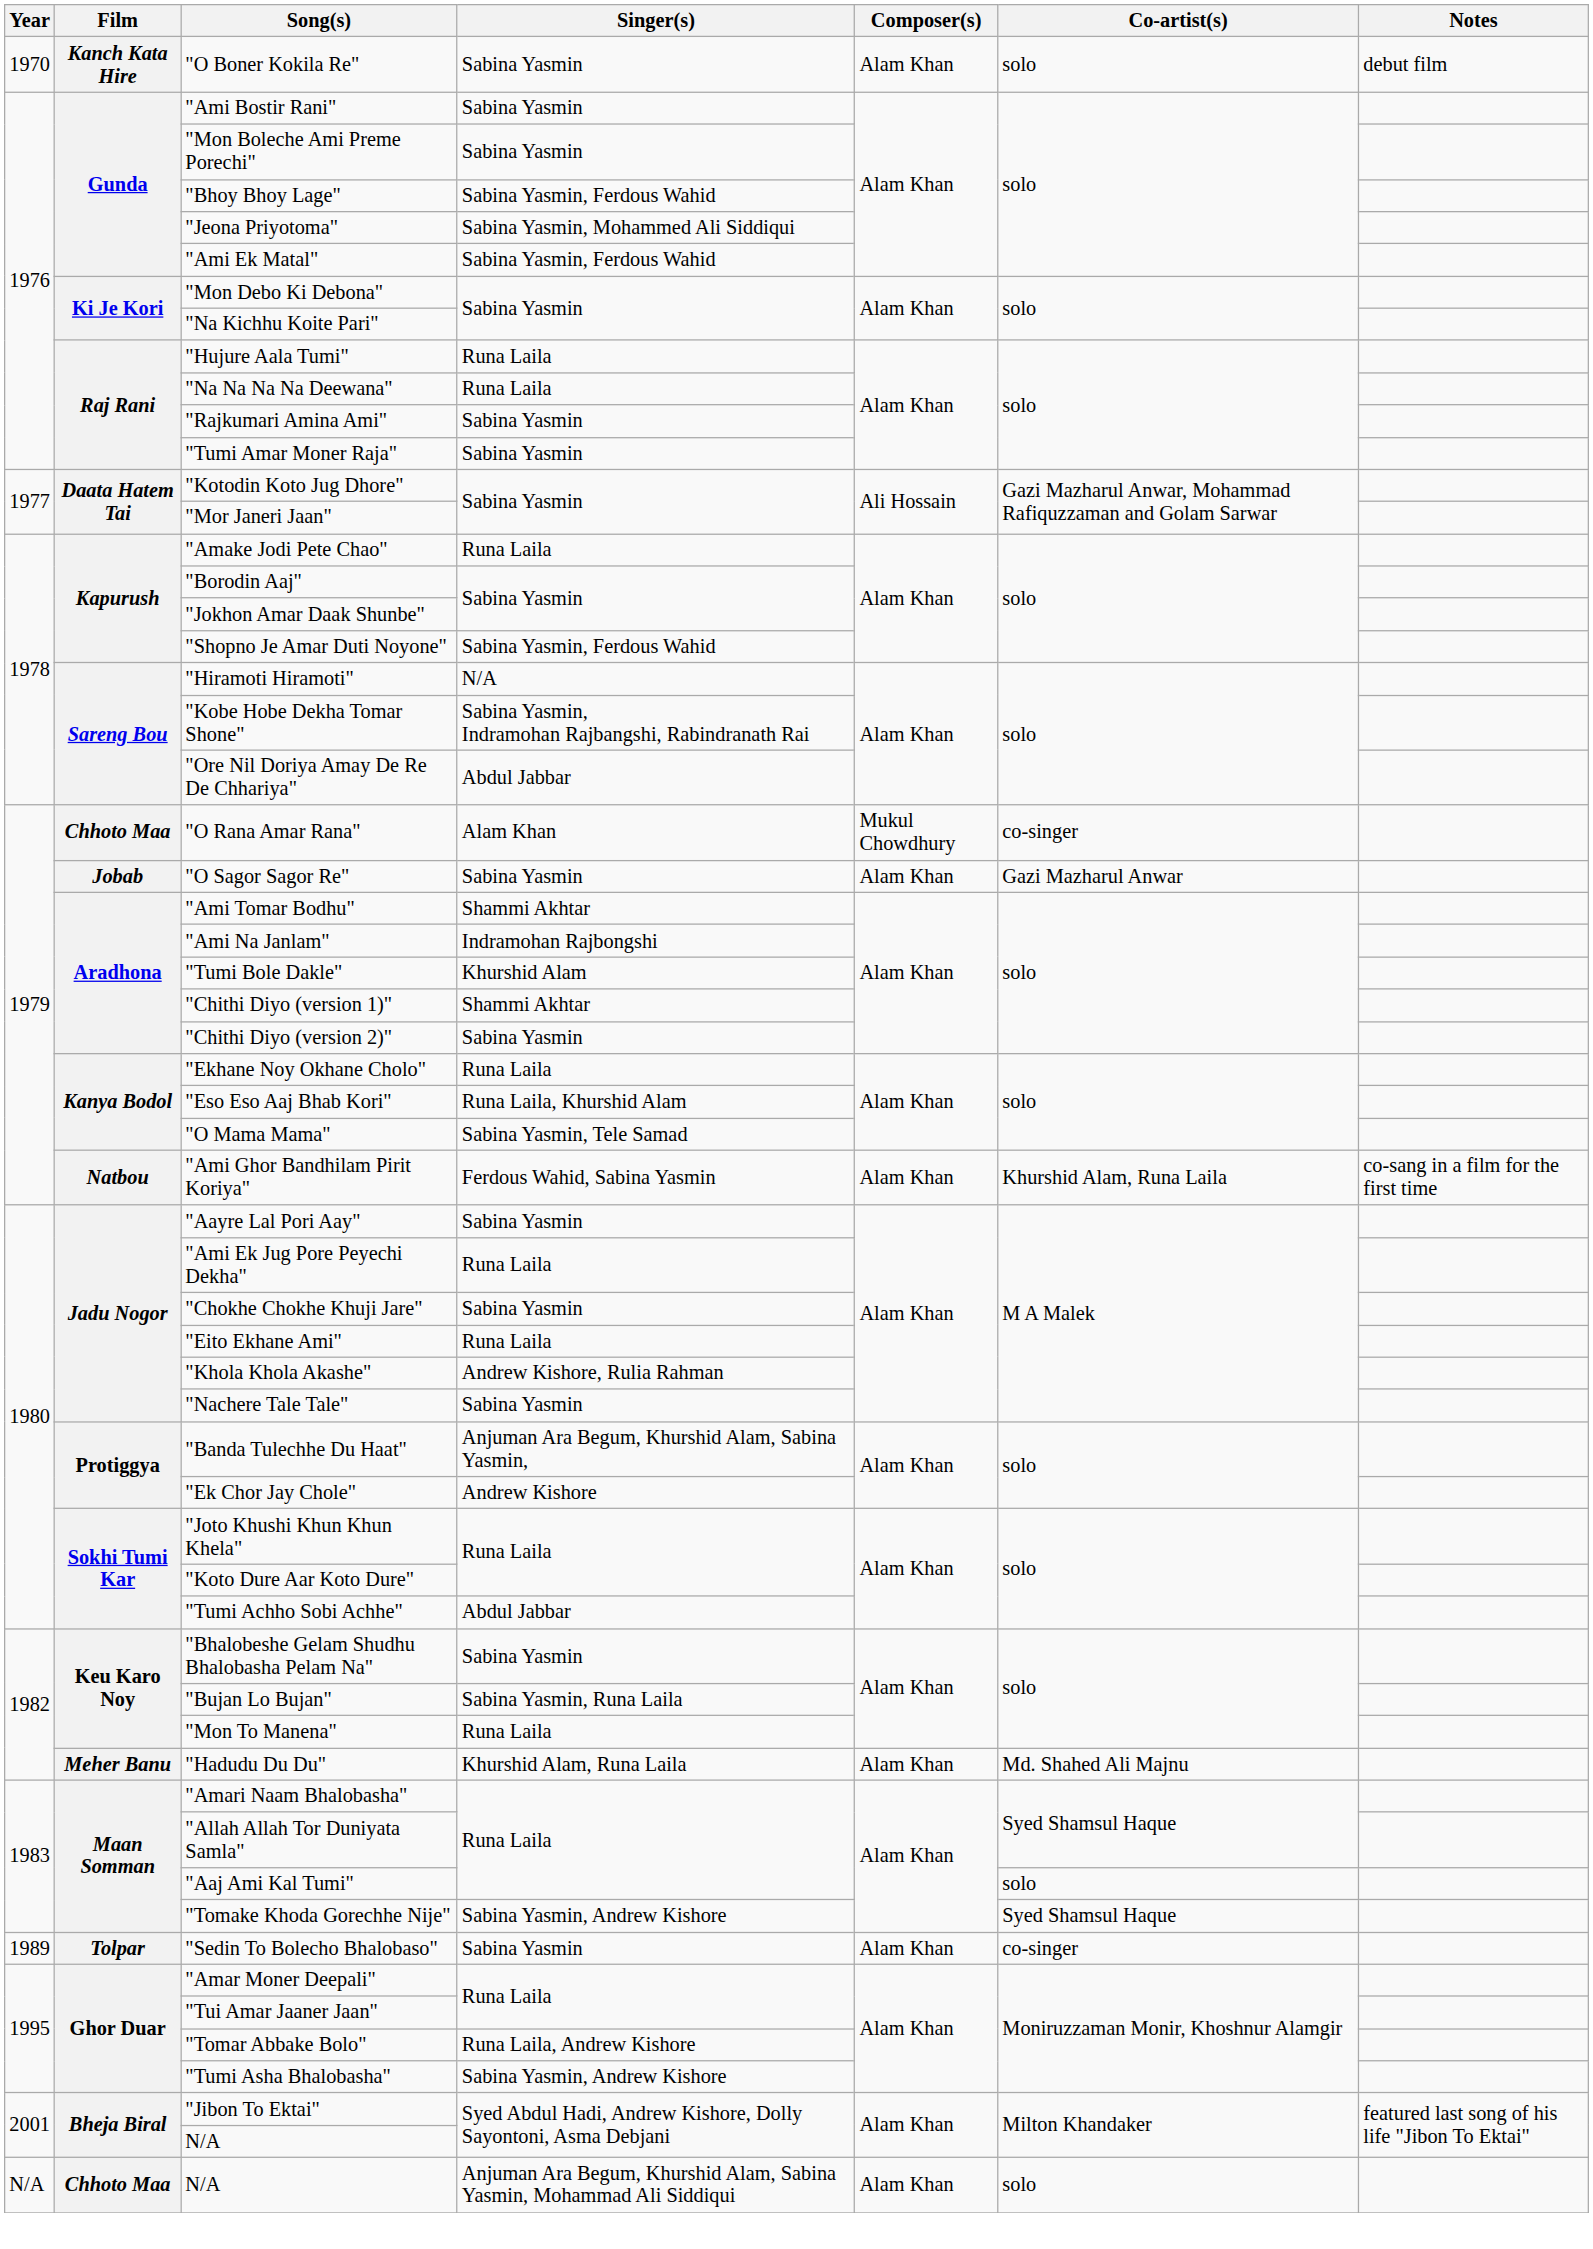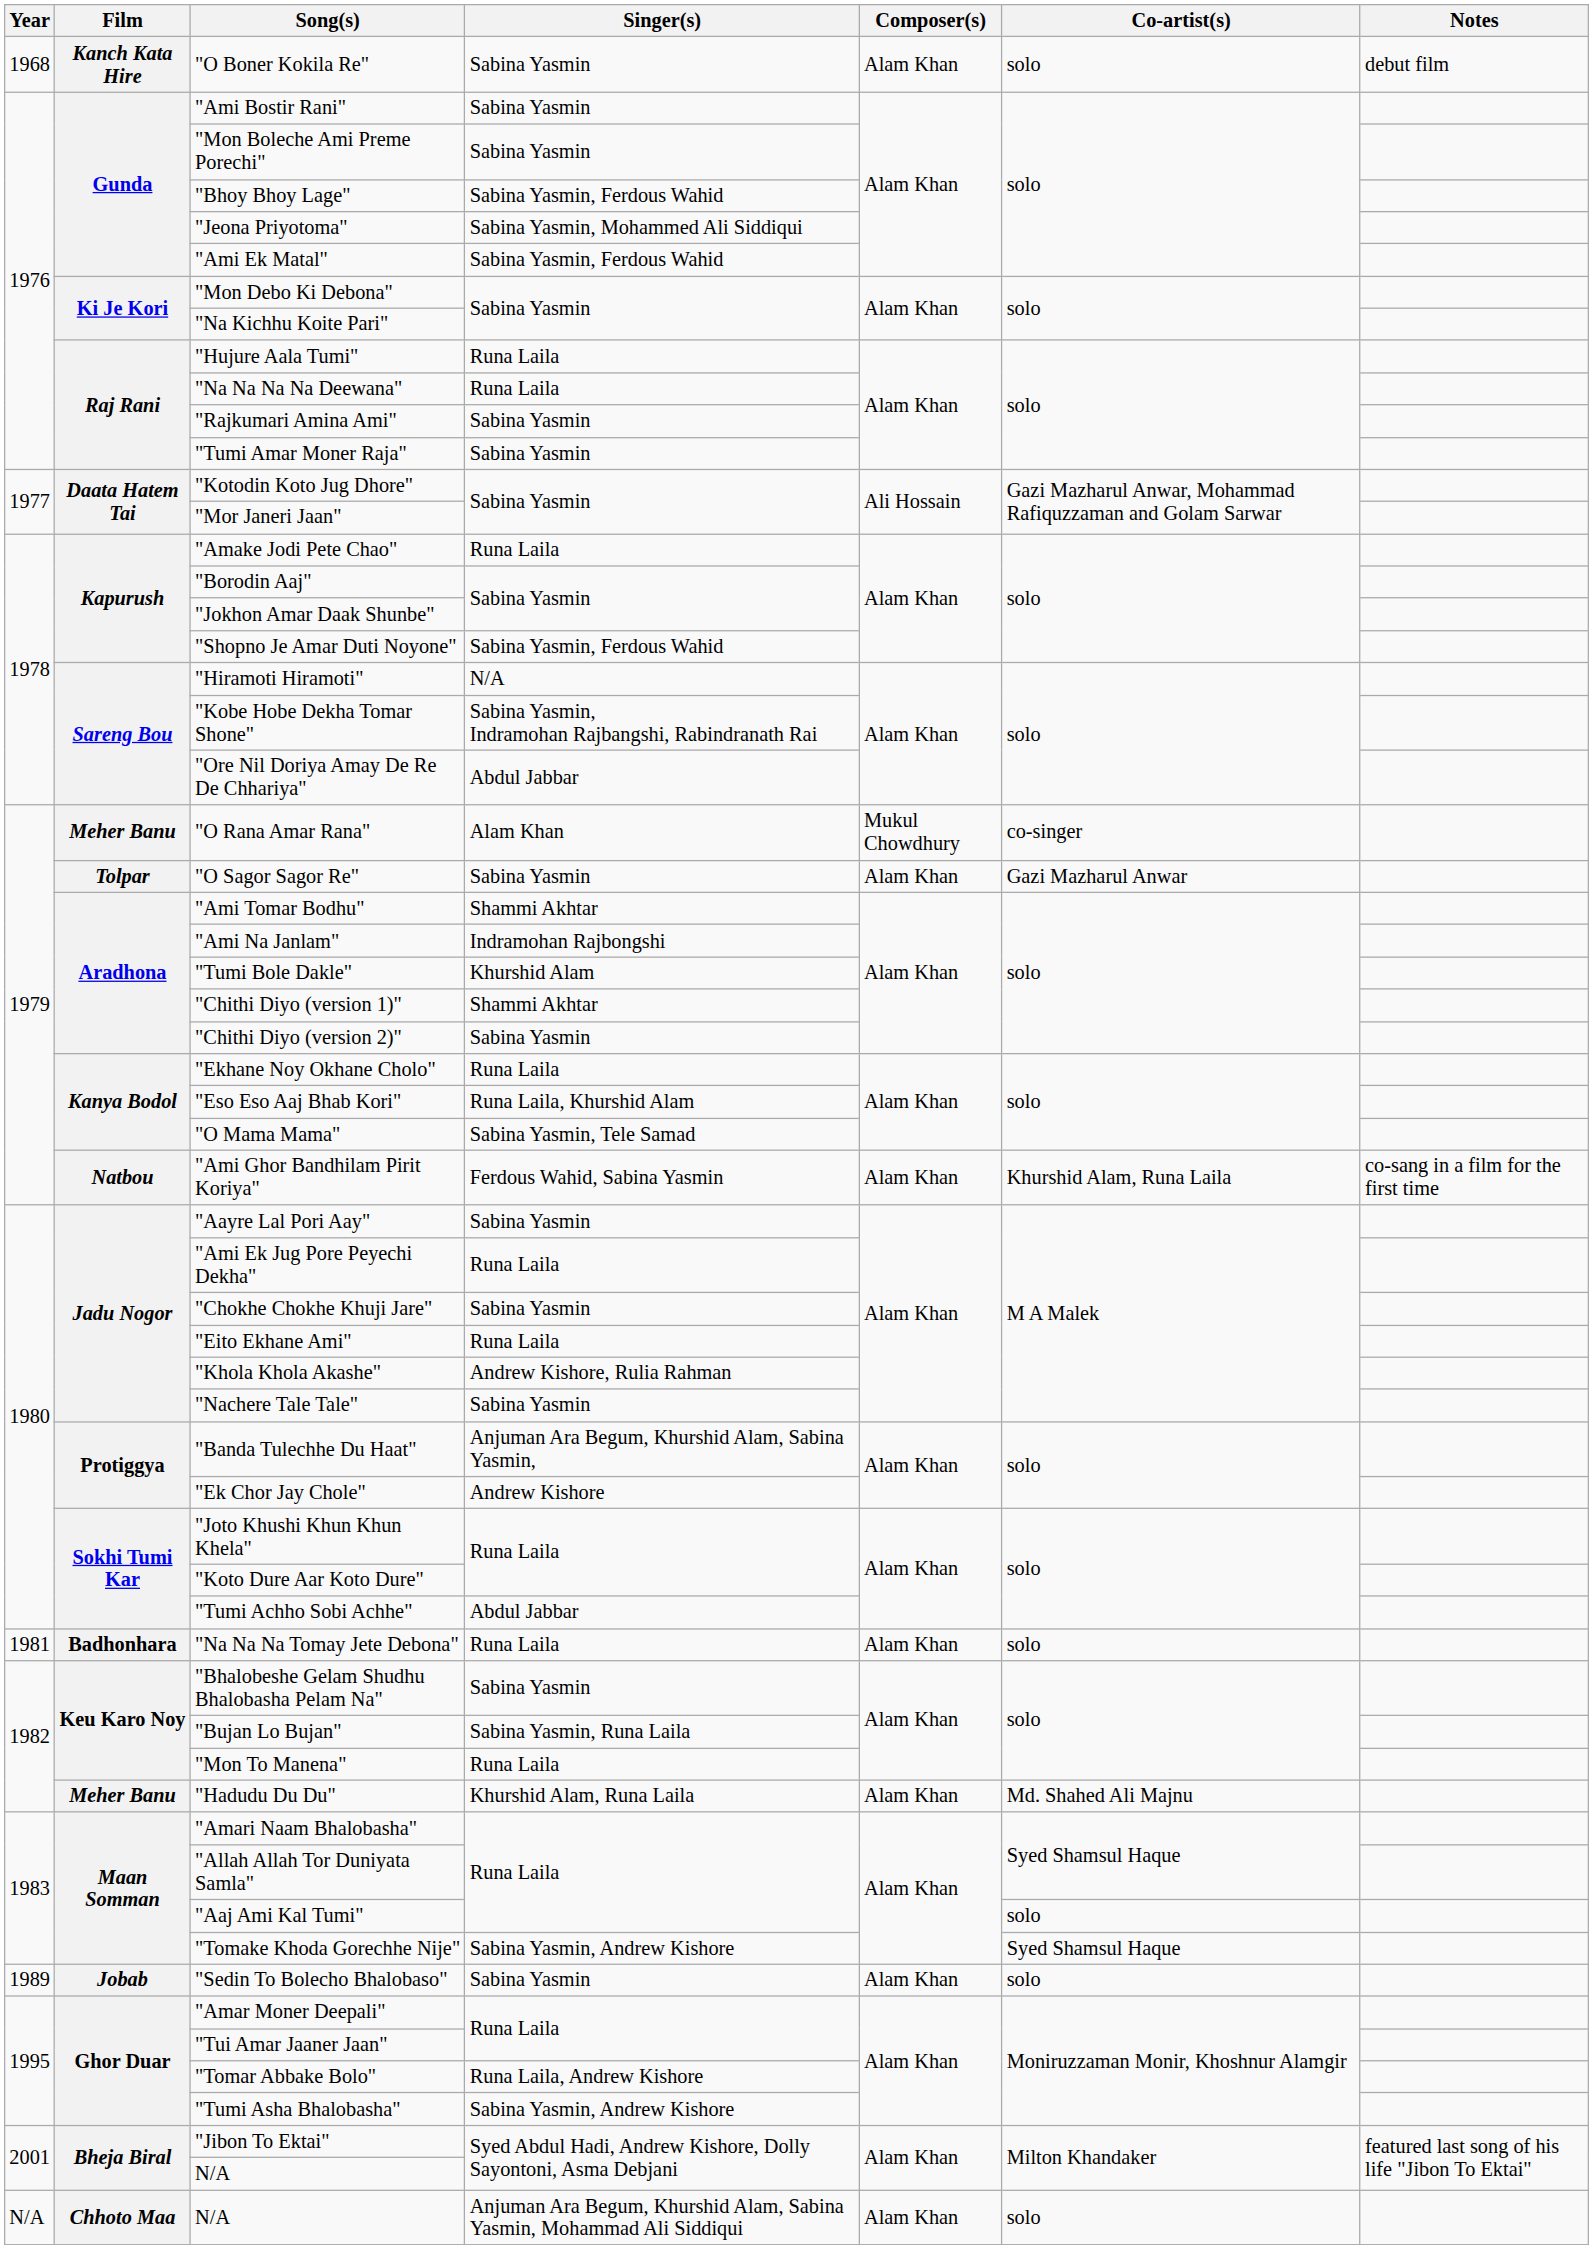(30, 64) 1970 -> (30, 64) 1968
(118, 832) Chhoto Maa -> (123, 832) Meher Banu
(118, 876) Jobab -> (122, 876) Tolpar
+ row: (327, 1644)
(118, 1947) Tolpar -> (123, 1980) Jobab
(1040, 1947) co-singer -> (1024, 1980) solo
